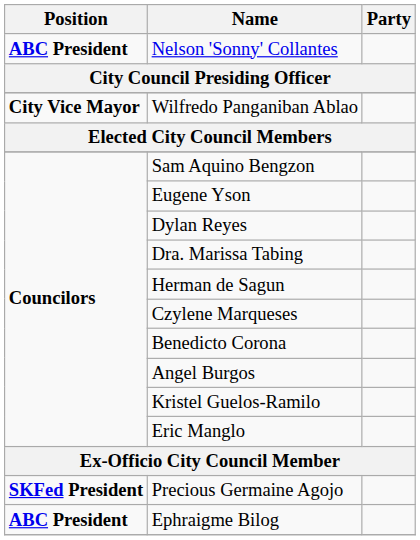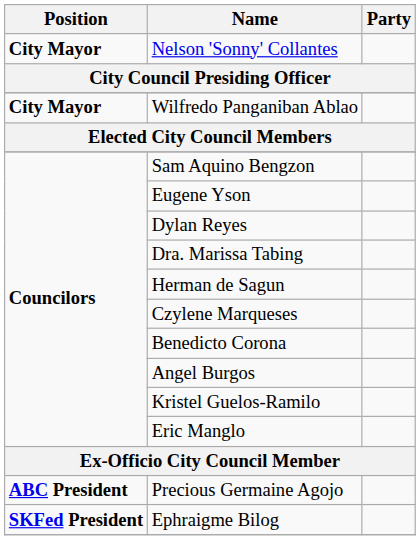(68, 48) ABC President -> (55, 48) City Mayor
(74, 107) City Vice Mayor -> (55, 107) City Mayor
(76, 490) SKFed President -> (68, 490) ABC President
(68, 519) ABC President -> (76, 519) SKFed President
